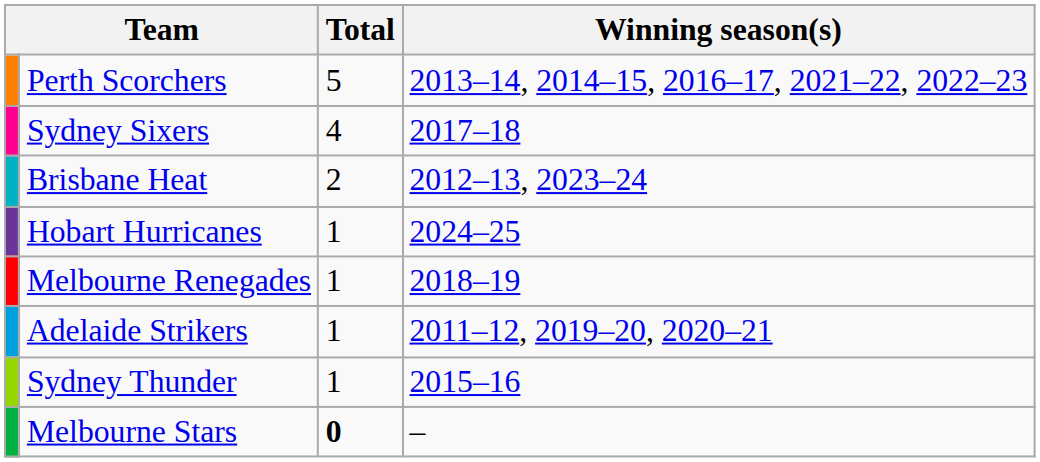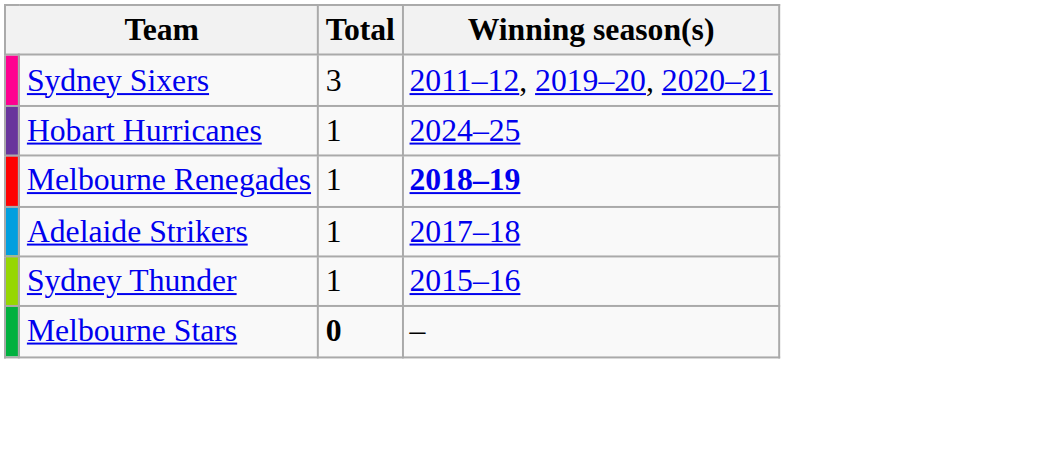- row: (127, 79)
(334, 130) 4 -> (334, 79) 3
(465, 130) 2017–18 -> (591, 79) 2011–12, 2019–20, 2020–21
- row: (117, 180)
(465, 280) normal -> (465, 180) bold
(591, 331) 2011–12, 2019–20, 2020–21 -> (465, 230) 2017–18
